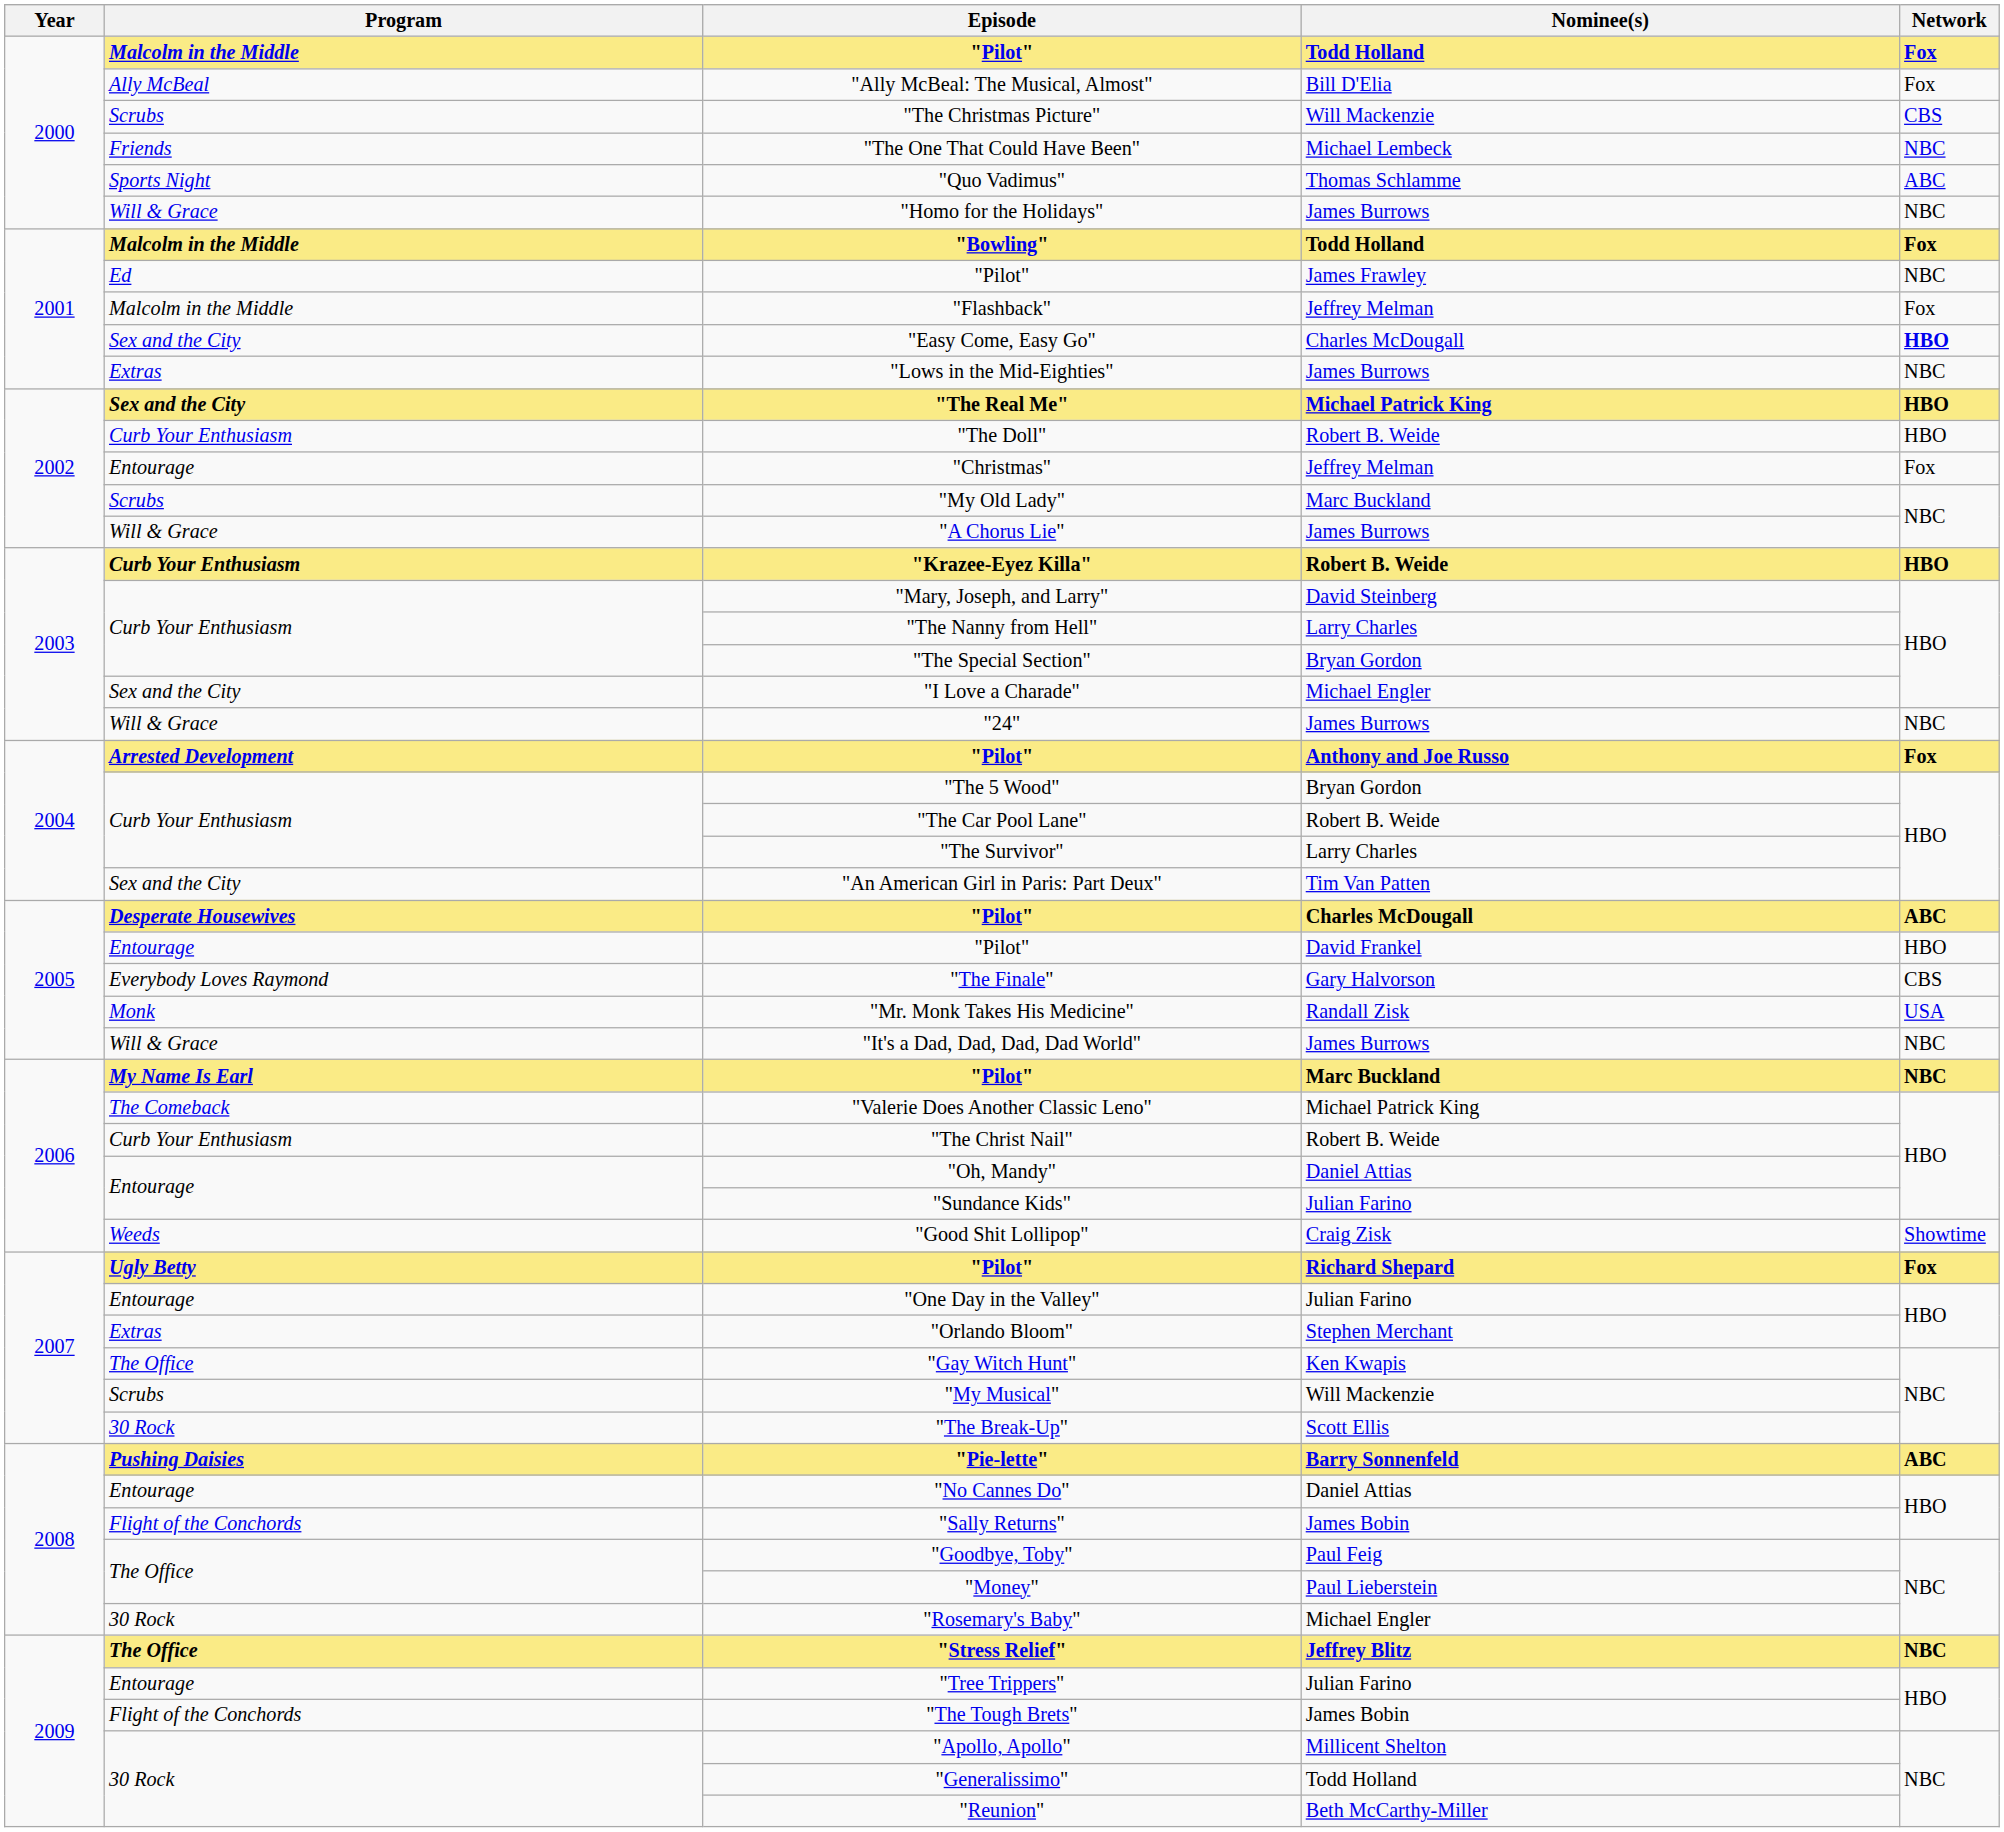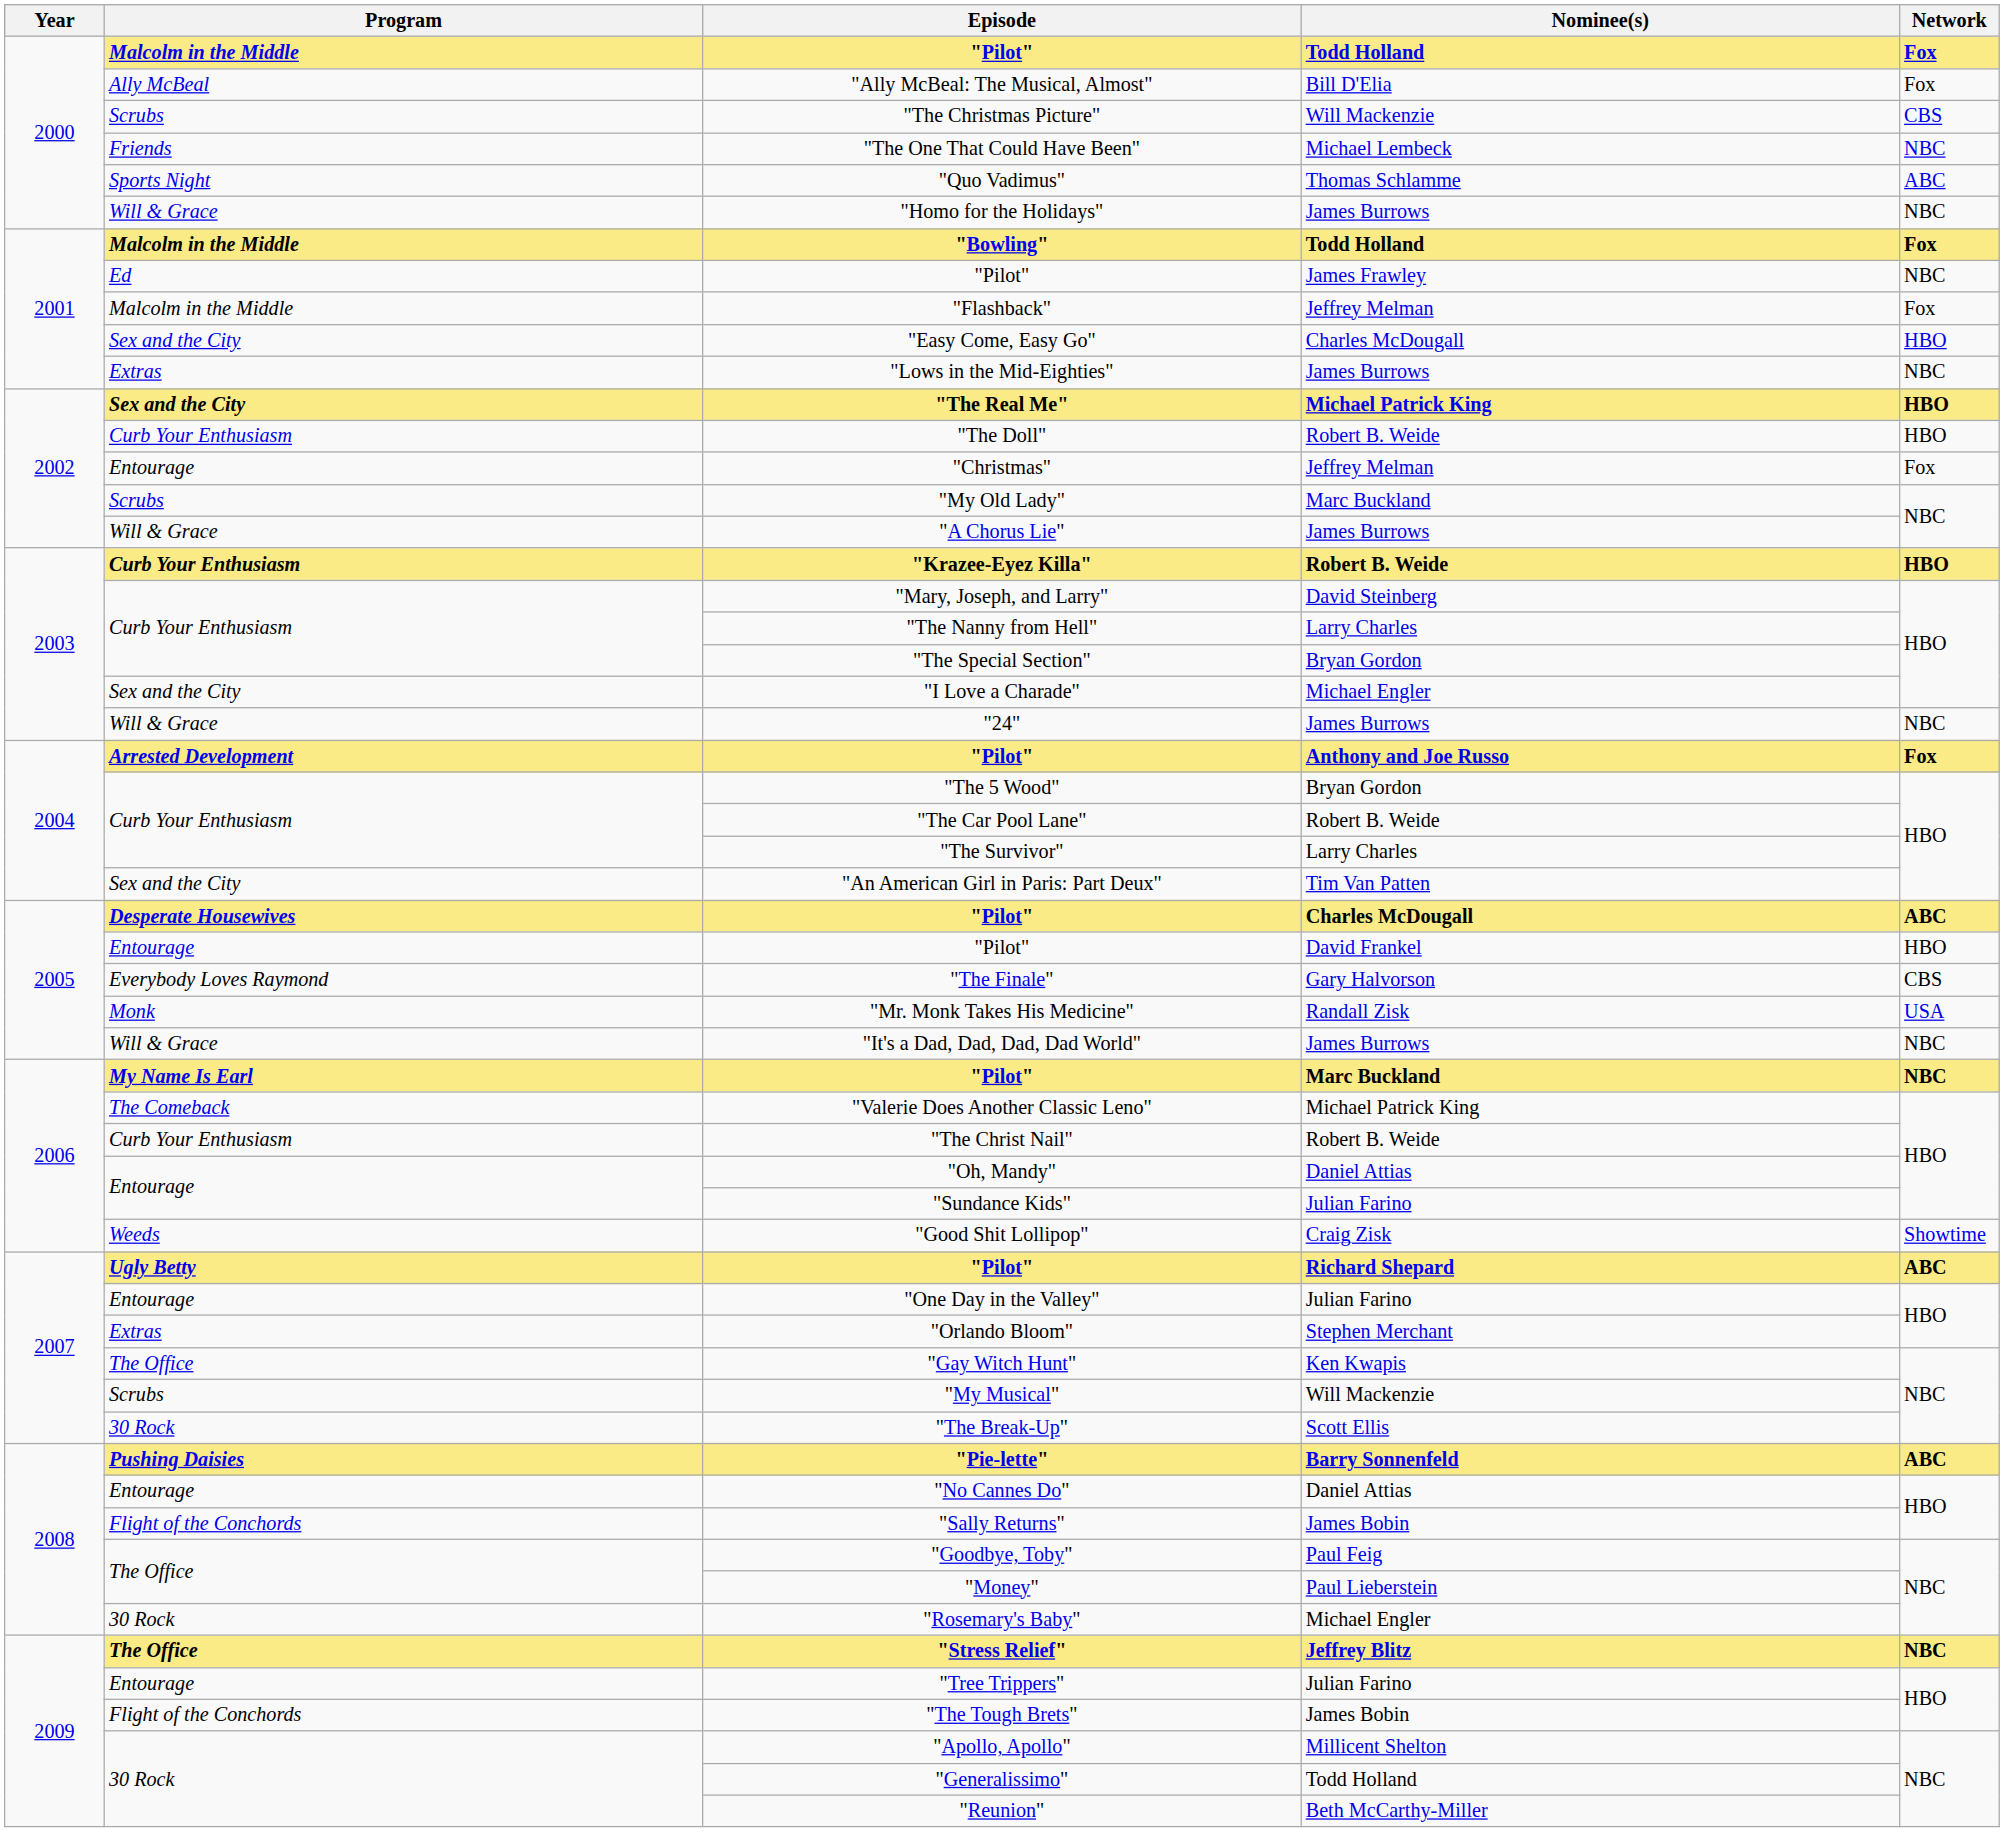(1926, 340) bold -> (1925, 340) normal
(1920, 1267) Fox -> (1925, 1267) ABC
